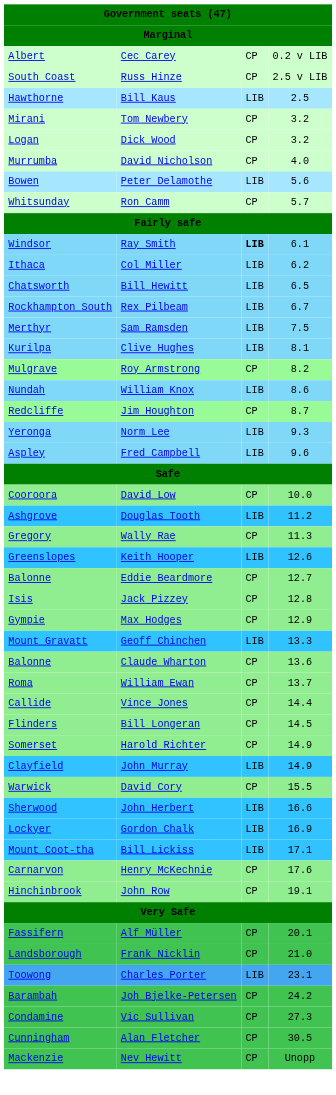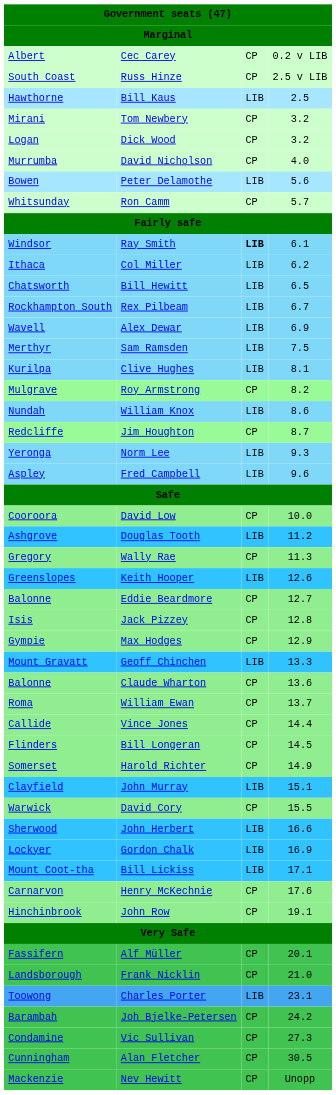+ row: (151, 328)
(300, 766) 14.9 -> (300, 787) 15.1
